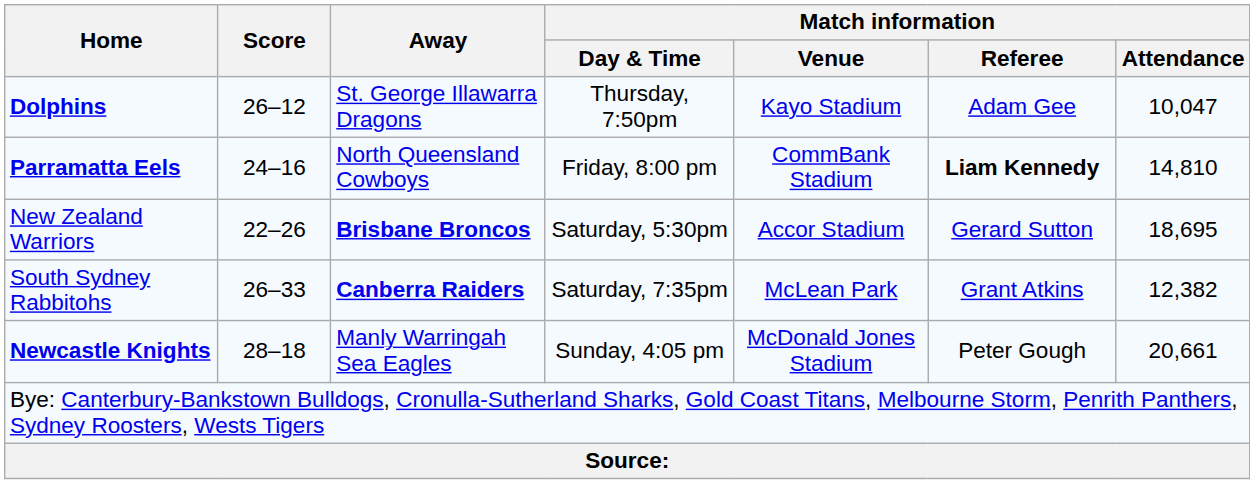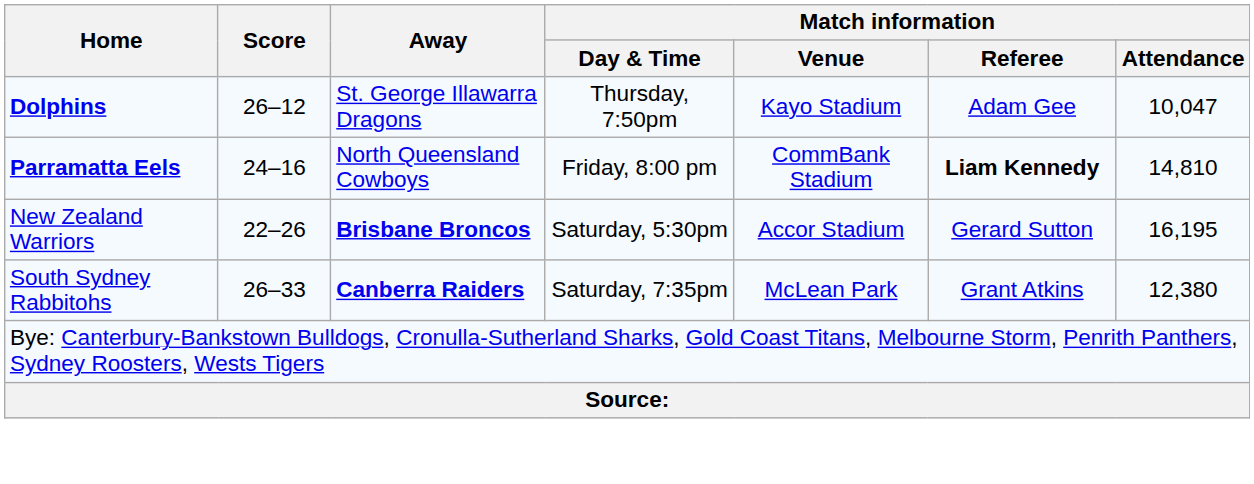(1183, 228) 18,695 -> (1183, 228) 16,195
(1183, 290) 12,382 -> (1183, 290) 12,380
- row: (110, 351)
